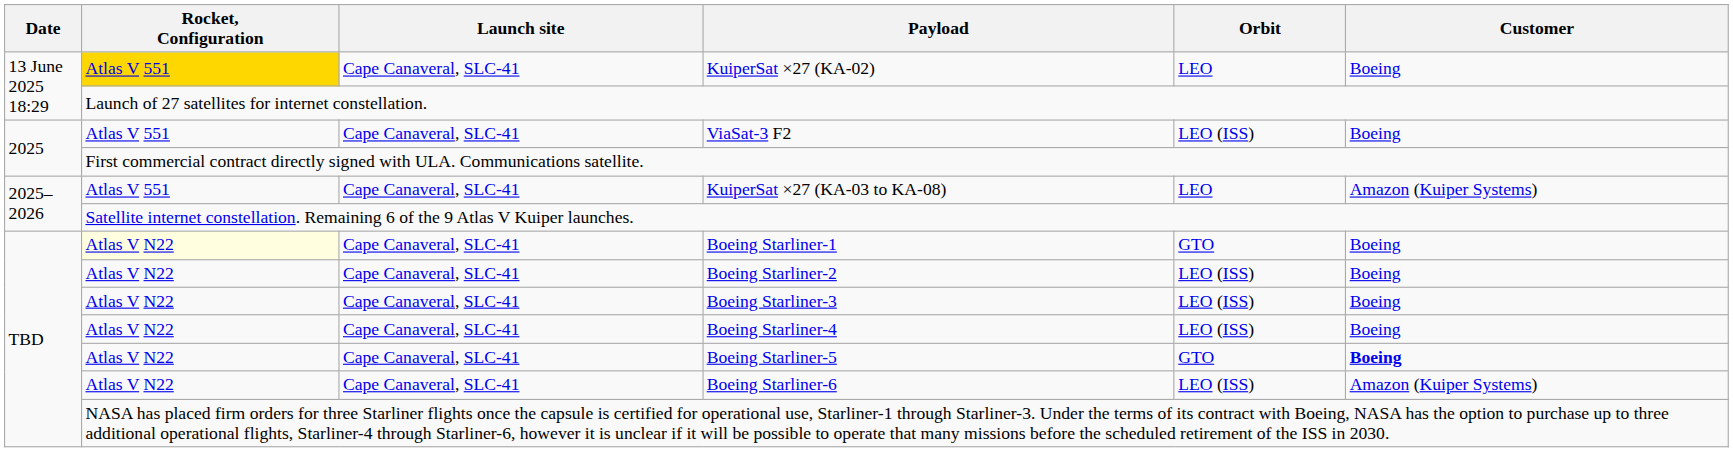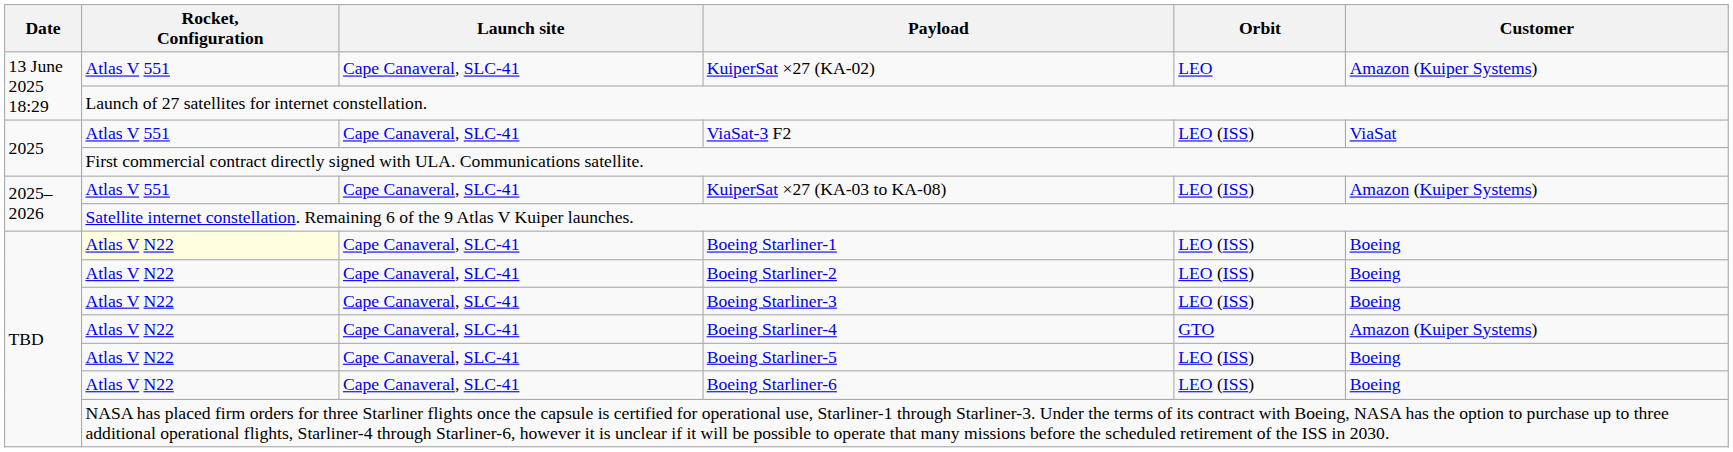(128, 69) gold background -> (128, 69) no background
(1375, 69) Boeing -> (1443, 69) Amazon (Kuiper Systems)
(1375, 133) Boeing -> (1373, 133) ViaSat
(1195, 189) LEO -> (1216, 189) LEO (ISS)
(1196, 245) GTO -> (1216, 245) LEO (ISS)
(1216, 329) LEO (ISS) -> (1196, 329) GTO
(1375, 329) Boeing -> (1443, 329) Amazon (Kuiper Systems)
(1196, 356) GTO -> (1216, 356) LEO (ISS)
(1376, 356) bold -> (1375, 356) normal
(1443, 384) Amazon (Kuiper Systems) -> (1375, 384) Boeing
